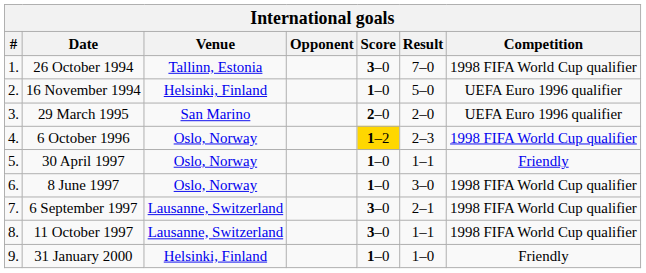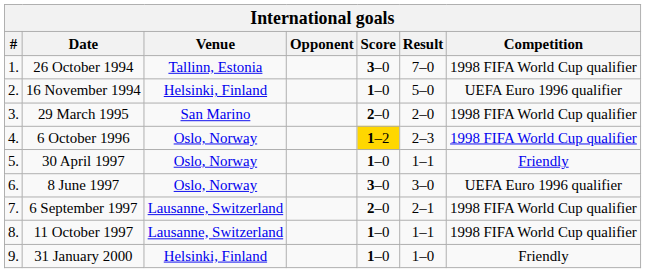(543, 114) UEFA Euro 1996 qualifier -> (543, 114) 1998 FIFA World Cup qualifier
(378, 185) 1–0 -> (378, 185) 3–0
(543, 185) 1998 FIFA World Cup qualifier -> (543, 185) UEFA Euro 1996 qualifier
(378, 208) 3–0 -> (378, 208) 2–0
(378, 232) 3–0 -> (378, 232) 1–0
